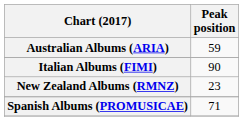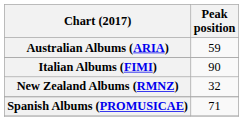(215, 86) 23 -> (215, 86) 32
